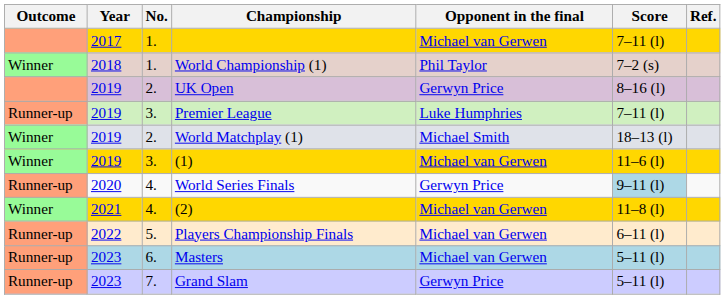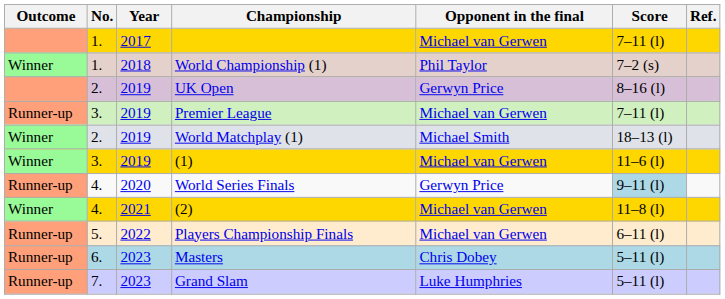columns swapped: (157, 16) <-> (115, 16)
(471, 112) Luke Humphries -> (483, 112) Michael van Gerwen
(483, 257) Michael van Gerwen -> (458, 257) Chris Dobey
(461, 281) Gerwyn Price -> (471, 281) Luke Humphries
